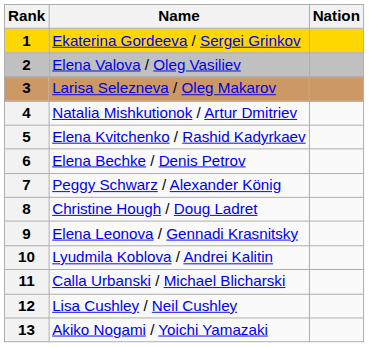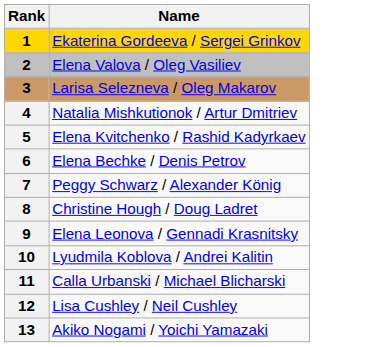- column: (336, 16)
